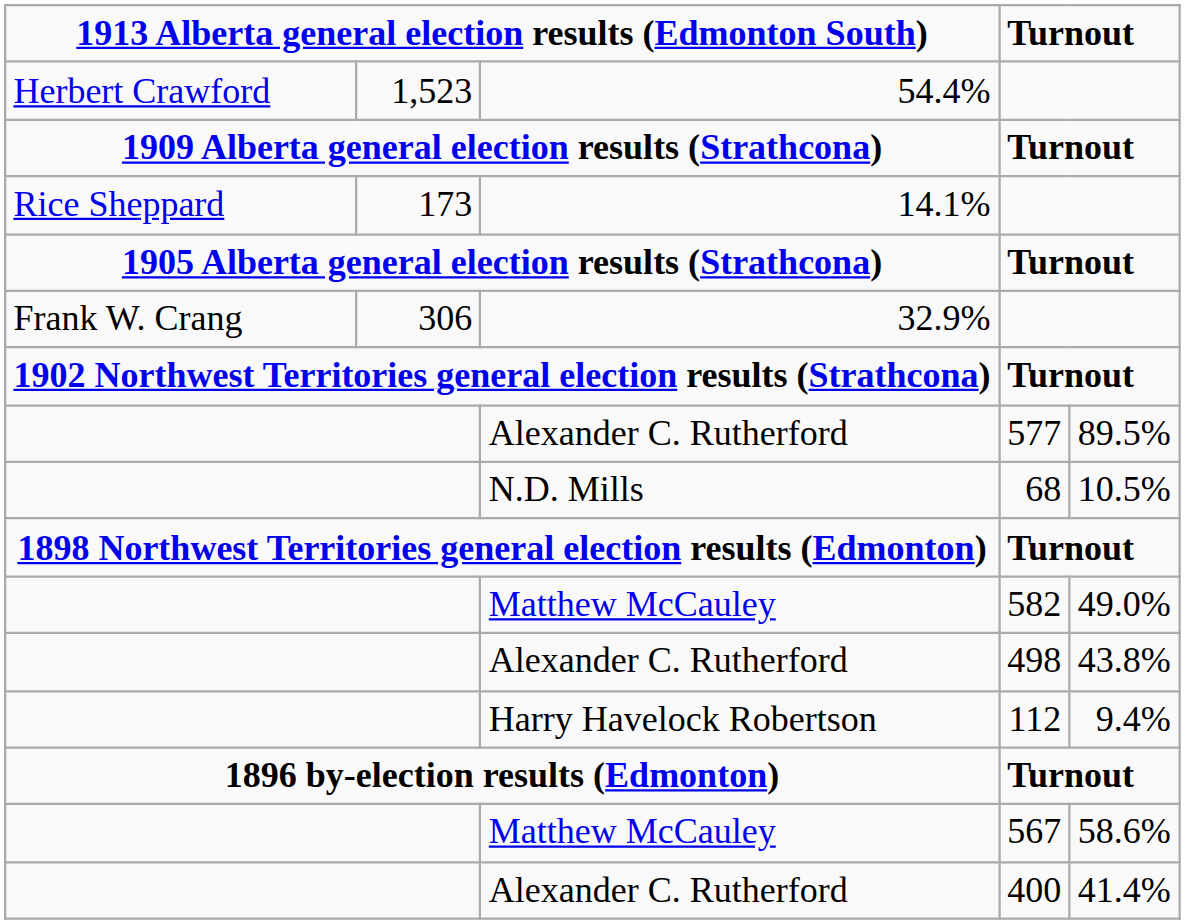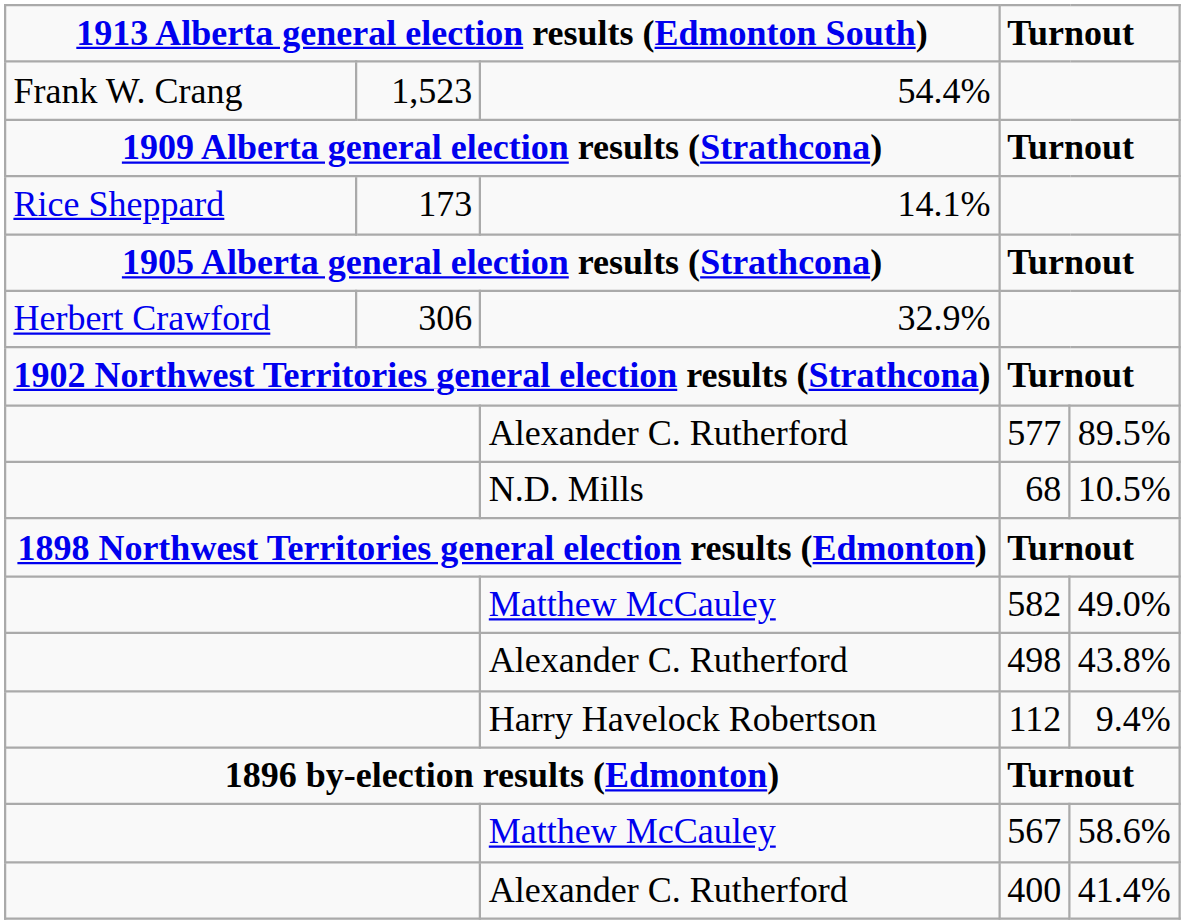(142, 90) Herbert Crawford -> (128, 90) Frank W. Crang
(128, 318) Frank W. Crang -> (142, 318) Herbert Crawford
